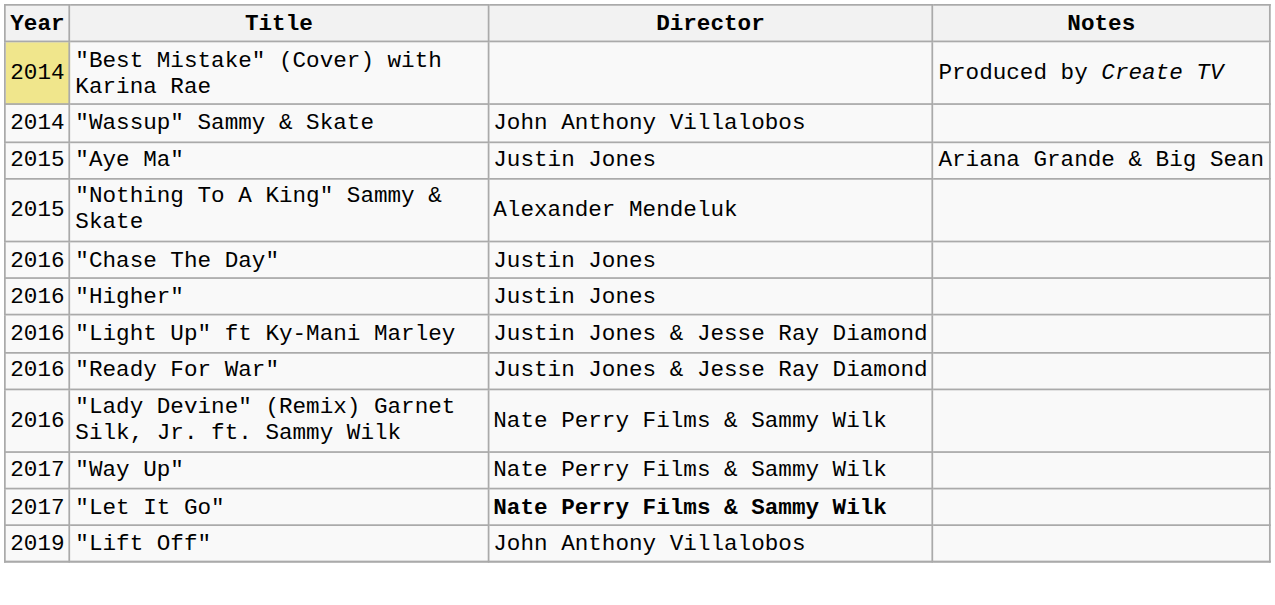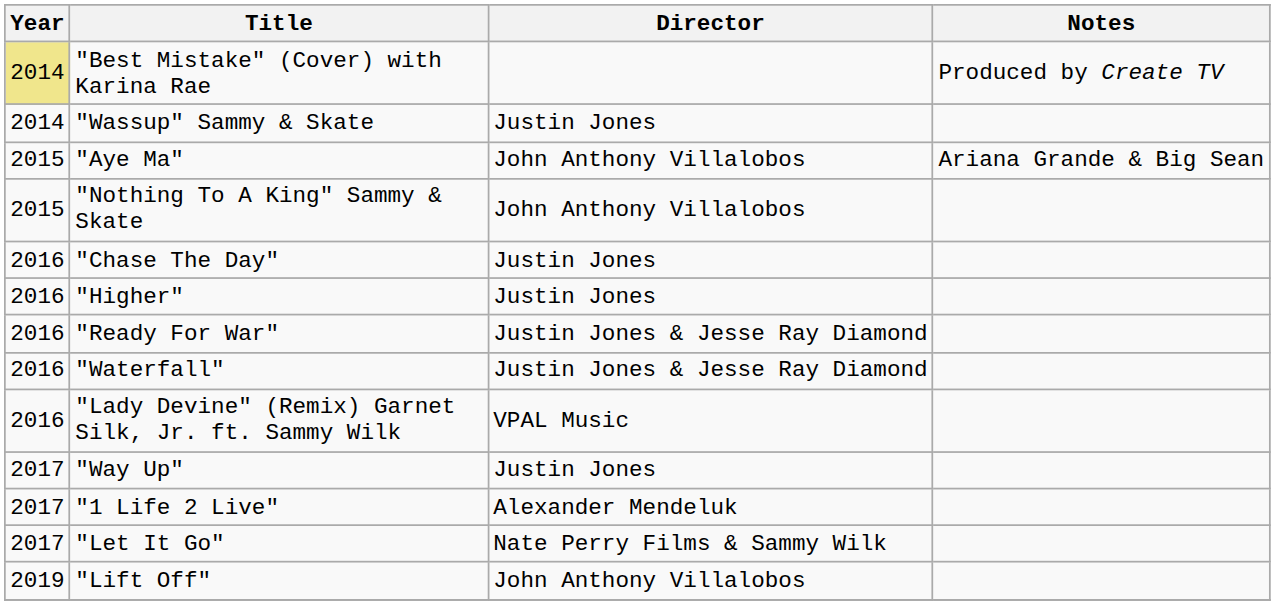(649, 123) John Anthony Villalobos -> (575, 123) Justin Jones
(575, 160) Justin Jones -> (649, 160) John Anthony Villalobos
(615, 210) Alexander Mendeluk -> (649, 210) John Anthony Villalobos
- row: (265, 334)
+ row: (150, 370)
(690, 420) Nate Perry Films & Sammy Wilk -> (561, 420) VPAL Music
(690, 470) Nate Perry Films & Sammy Wilk -> (575, 470) Justin Jones
+ row: (177, 507)
(690, 507) bold -> (690, 544) normal
